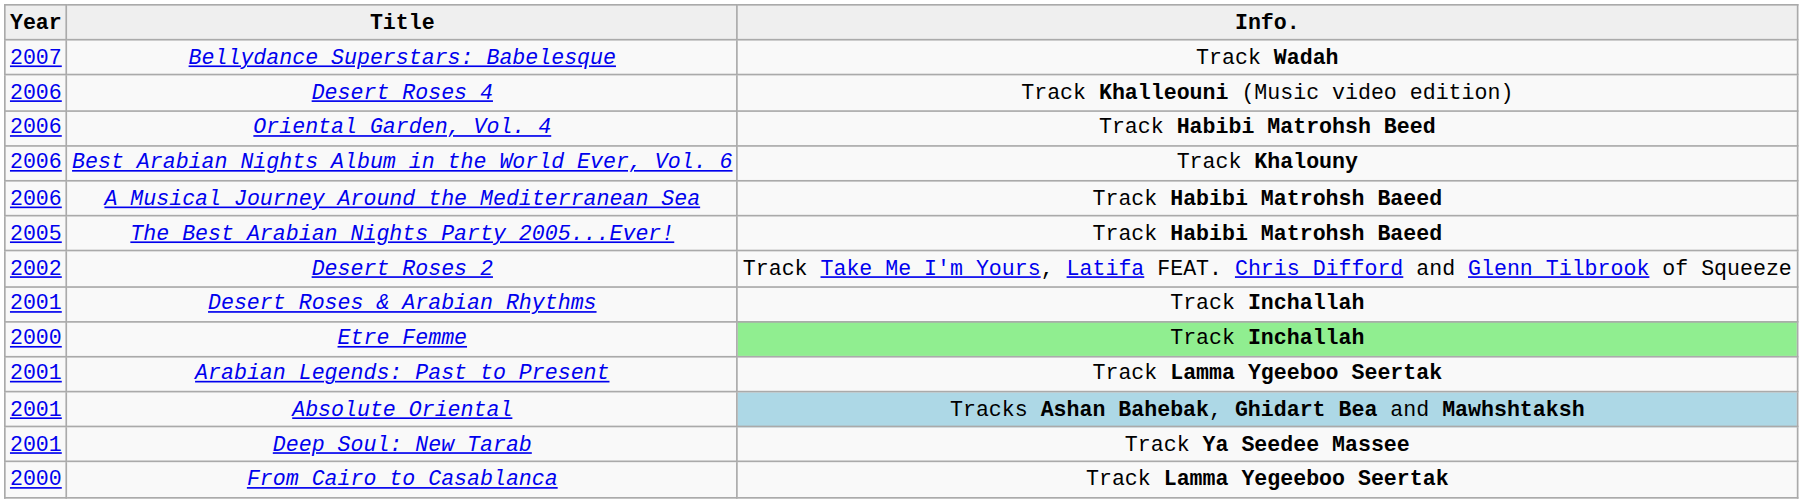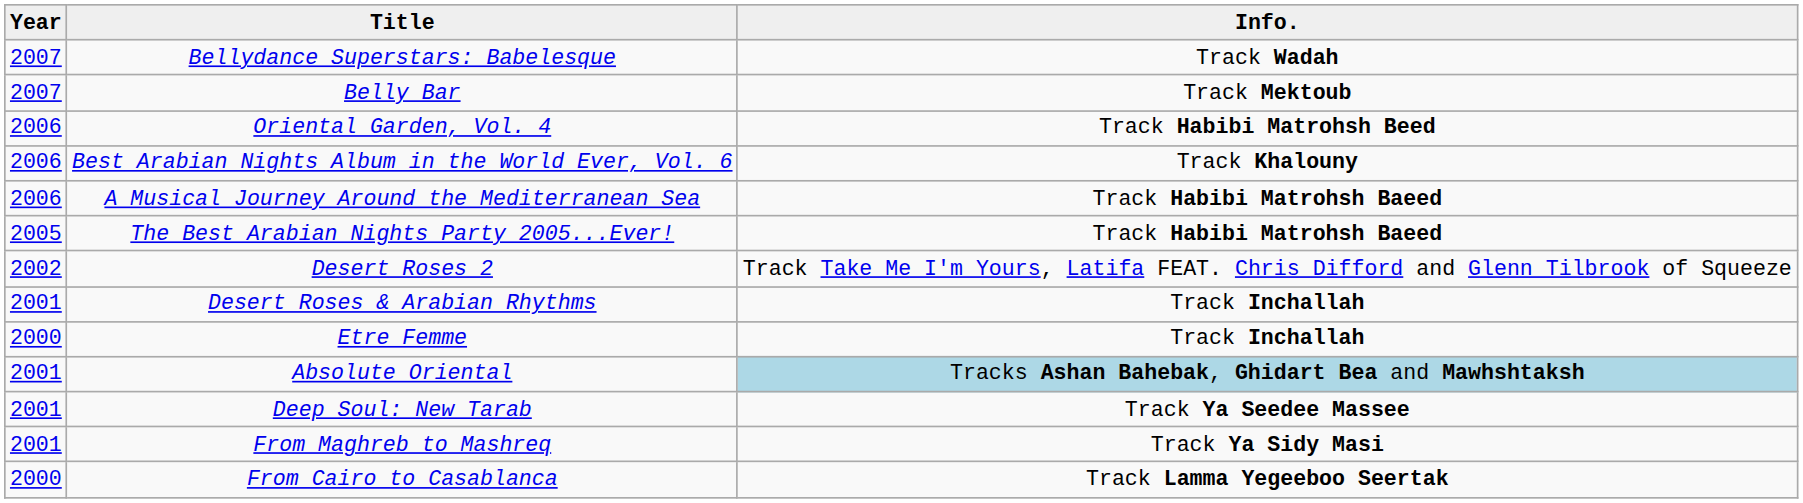+ row: (402, 93)
- row: (402, 93)
(1267, 339) lightgreen background -> (1267, 339) no background
- row: (402, 374)
+ row: (402, 444)
